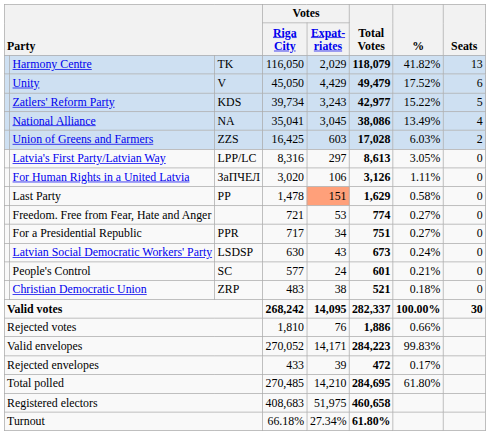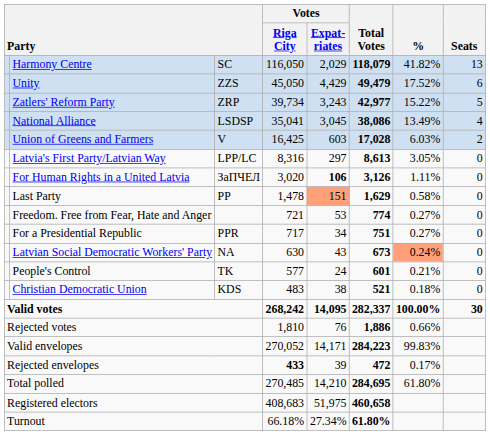(225, 64) TK -> (225, 64) SC
(222, 83) V -> (228, 83) ZZS
(229, 102) KDS -> (228, 102) ZRP
(226, 121) NA -> (235, 121) LSDSP
(228, 139) ZZS -> (222, 139) V
(338, 177) normal -> (338, 177) bold
(235, 252) LSDSP -> (226, 252) NA
(425, 252) no background -> (425, 252) lightsalmon background
(225, 271) SC -> (225, 271) TK
(228, 290) ZRP -> (229, 290) KDS
(295, 365) normal -> (295, 365) bold
